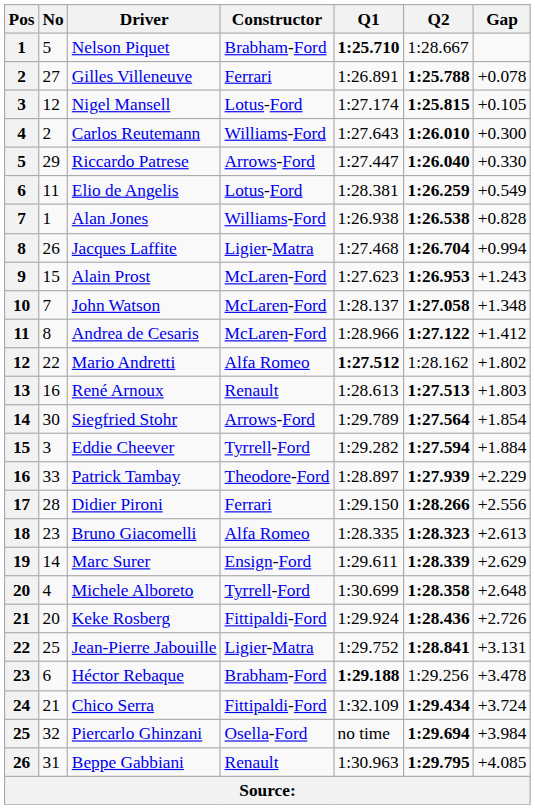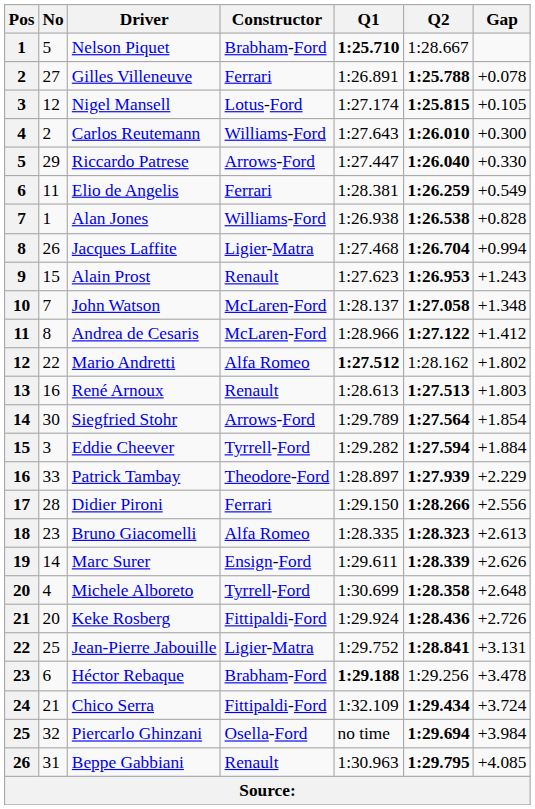(264, 190) Lotus-Ford -> (248, 190) Ferrari
(276, 276) McLaren-Ford -> (252, 276) Renault
(502, 561) +2.629 -> (502, 561) +2.626
